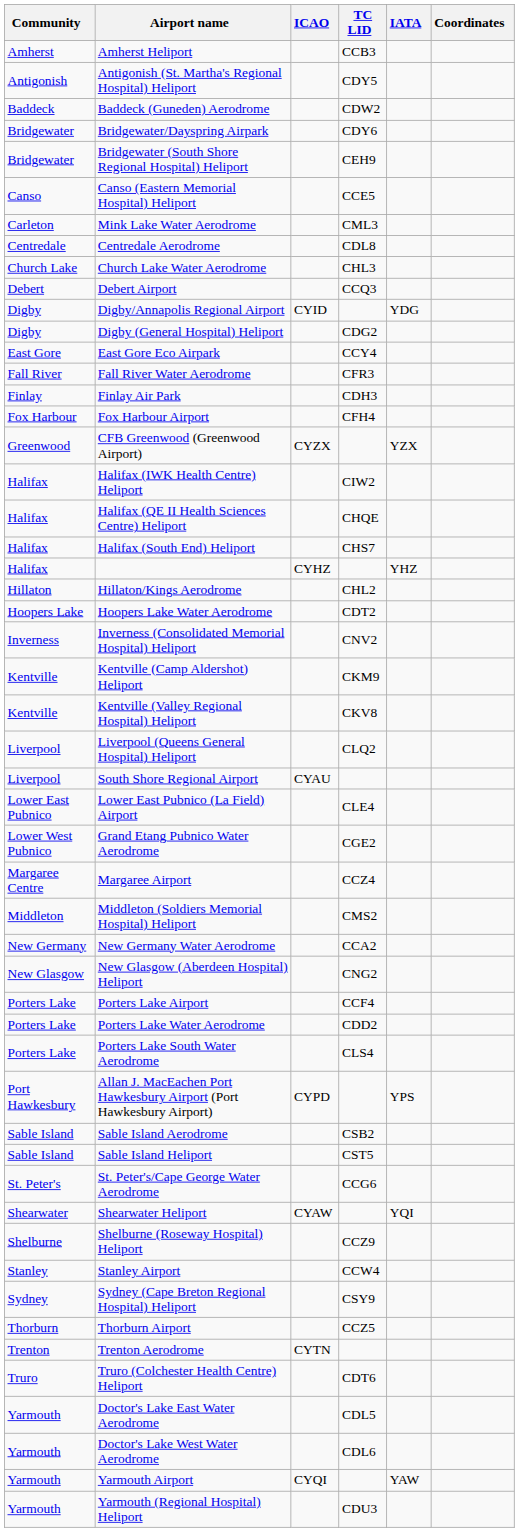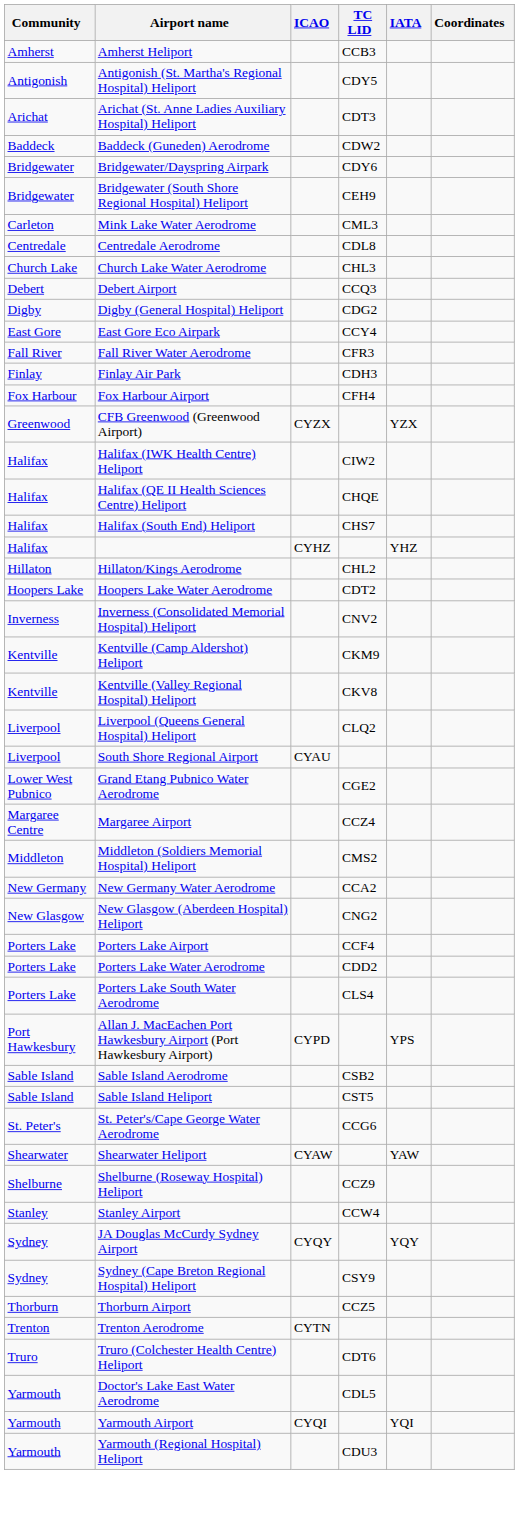+ row: (192, 116)
- row: (167, 195)
- row: (191, 310)
- row: (181, 807)
(402, 1212) YQI -> (404, 1155) YAW
+ row: (178, 1241)
- row: (168, 1451)
(404, 1480) YAW -> (402, 1422) YQI
